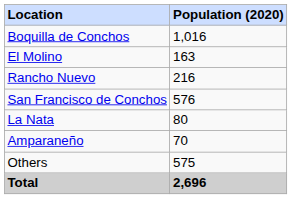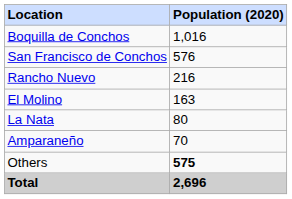rows swapped: (87, 99) <-> (35, 57)
(184, 162) normal -> (184, 162) bold
